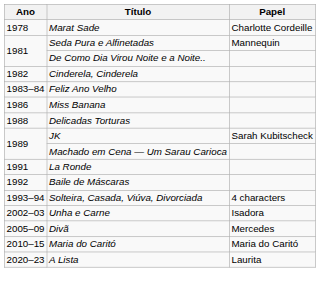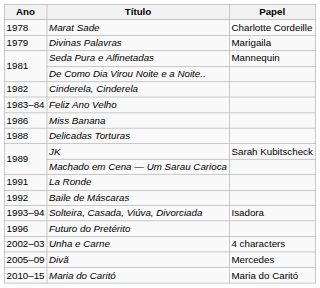+ row: (85, 43)
(258, 197) 4 characters -> (248, 213) Isadora
+ row: (90, 228)
(248, 213) Isadora -> (258, 244) 4 characters
- row: (64, 259)
